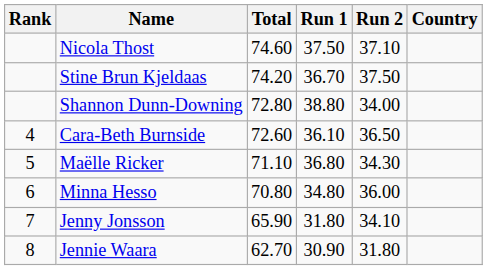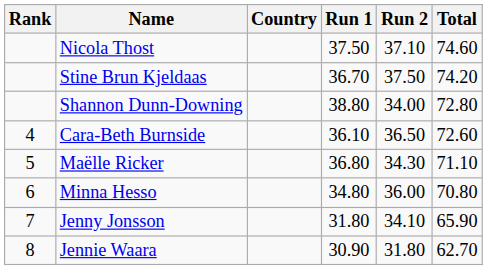columns swapped: (445, 18) <-> (272, 18)
